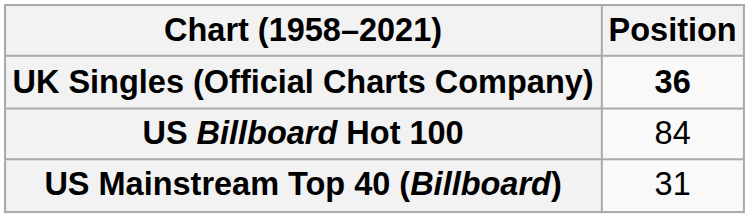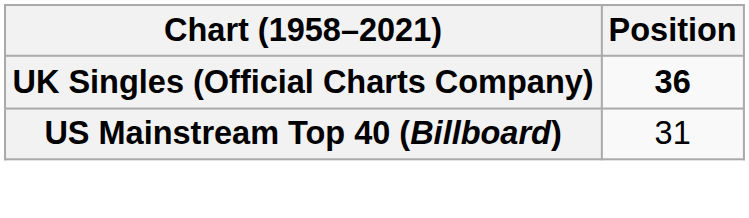- row: (303, 133)
